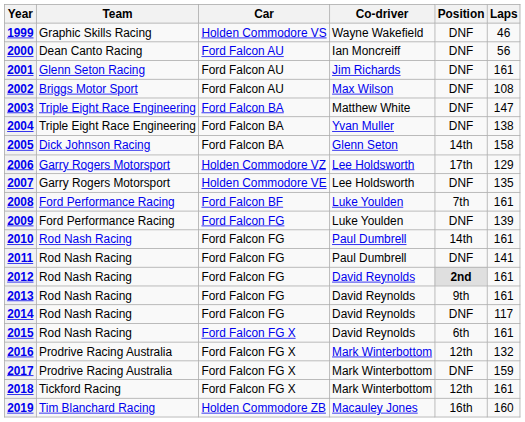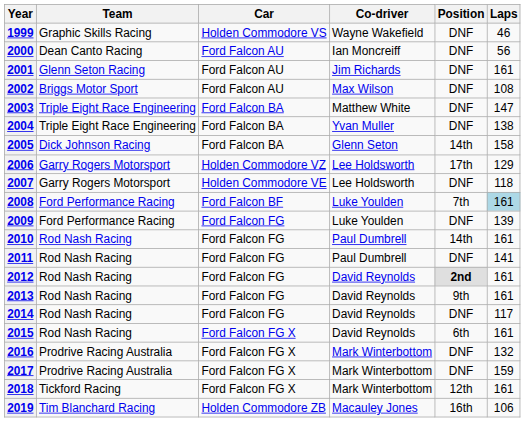(504, 183) 135 -> (504, 183) 118
(504, 202) no background -> (504, 202) lightblue background
(461, 352) 12th -> (461, 352) DNF
(504, 408) 160 -> (504, 408) 106
